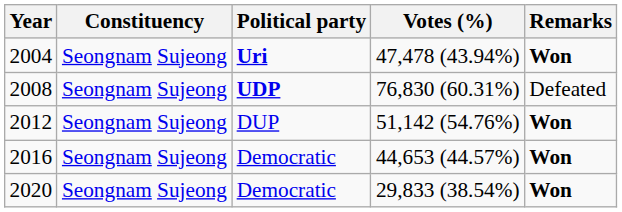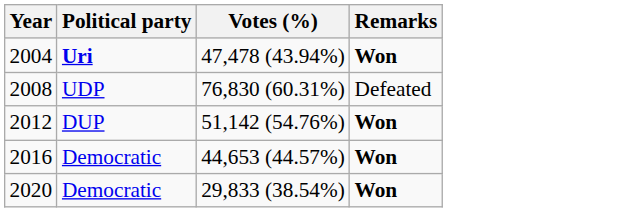- column: (144, 21)
(259, 88) bold -> (83, 88) normal
